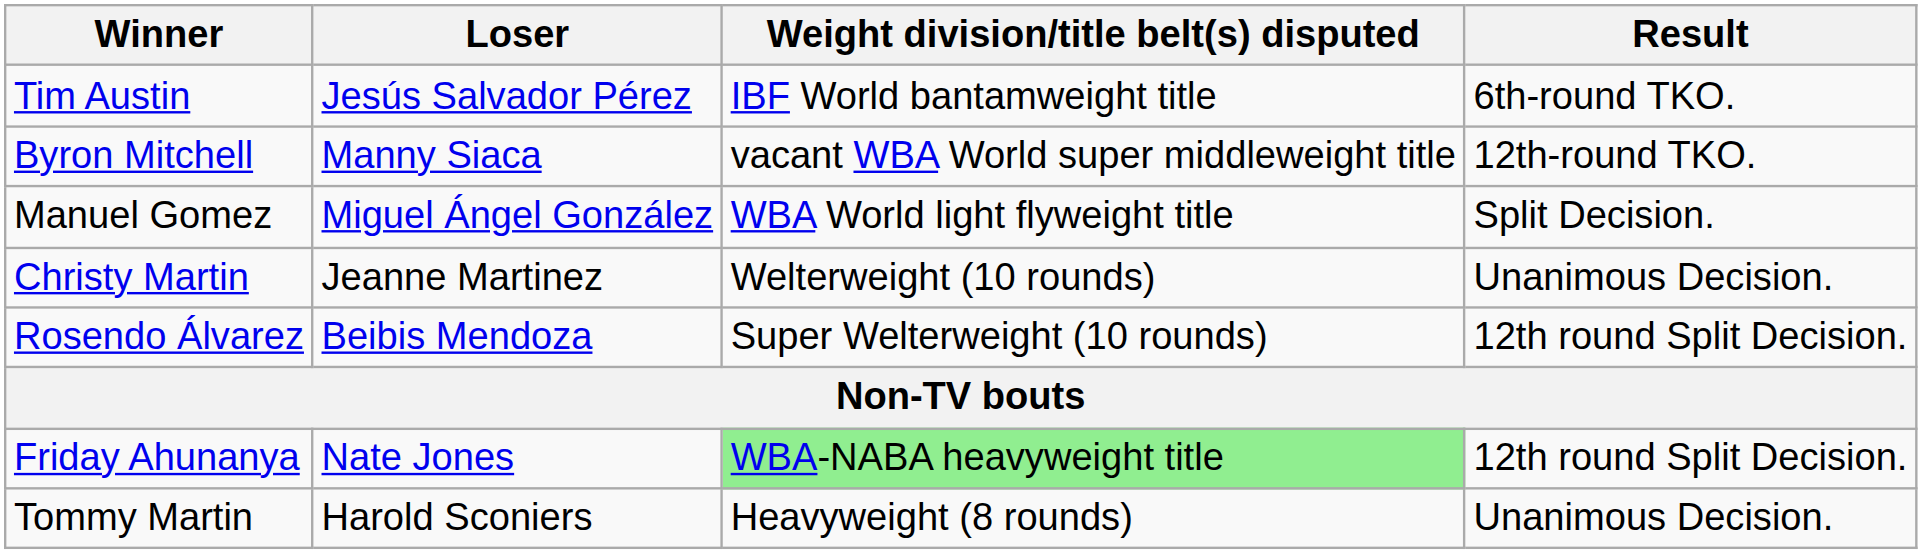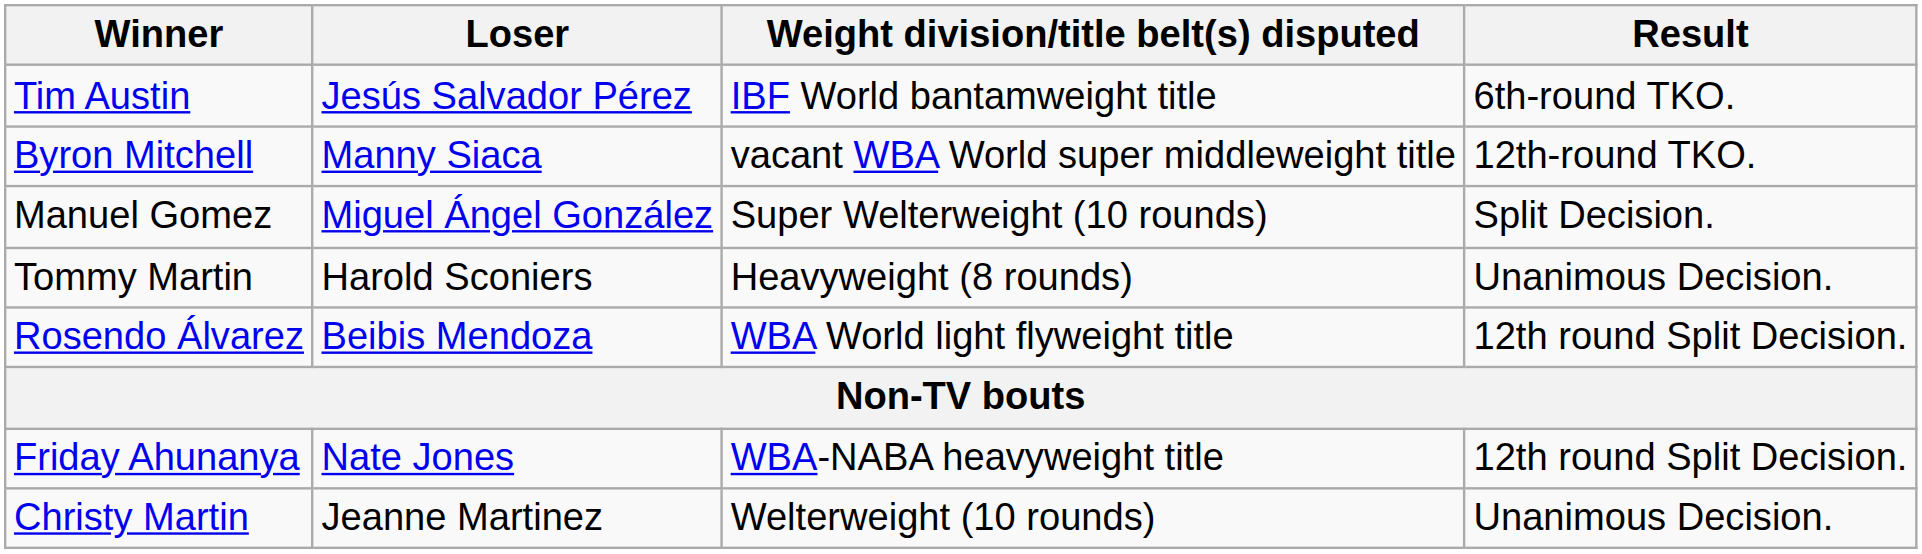(982, 215) WBA World light flyweight title -> (999, 215) Super Welterweight (10 rounds)
rows swapped: (131, 276) <-> (134, 517)
(999, 336) Super Welterweight (10 rounds) -> (982, 336) WBA World light flyweight title
(977, 457) lightgreen background -> (977, 457) no background
